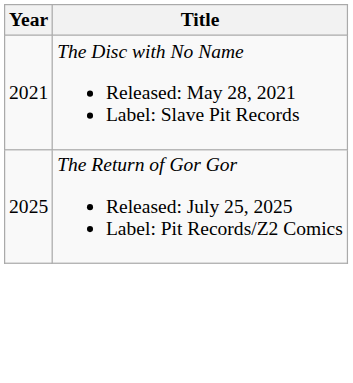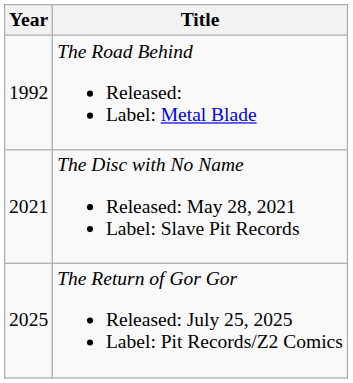+ row: (200, 83)
